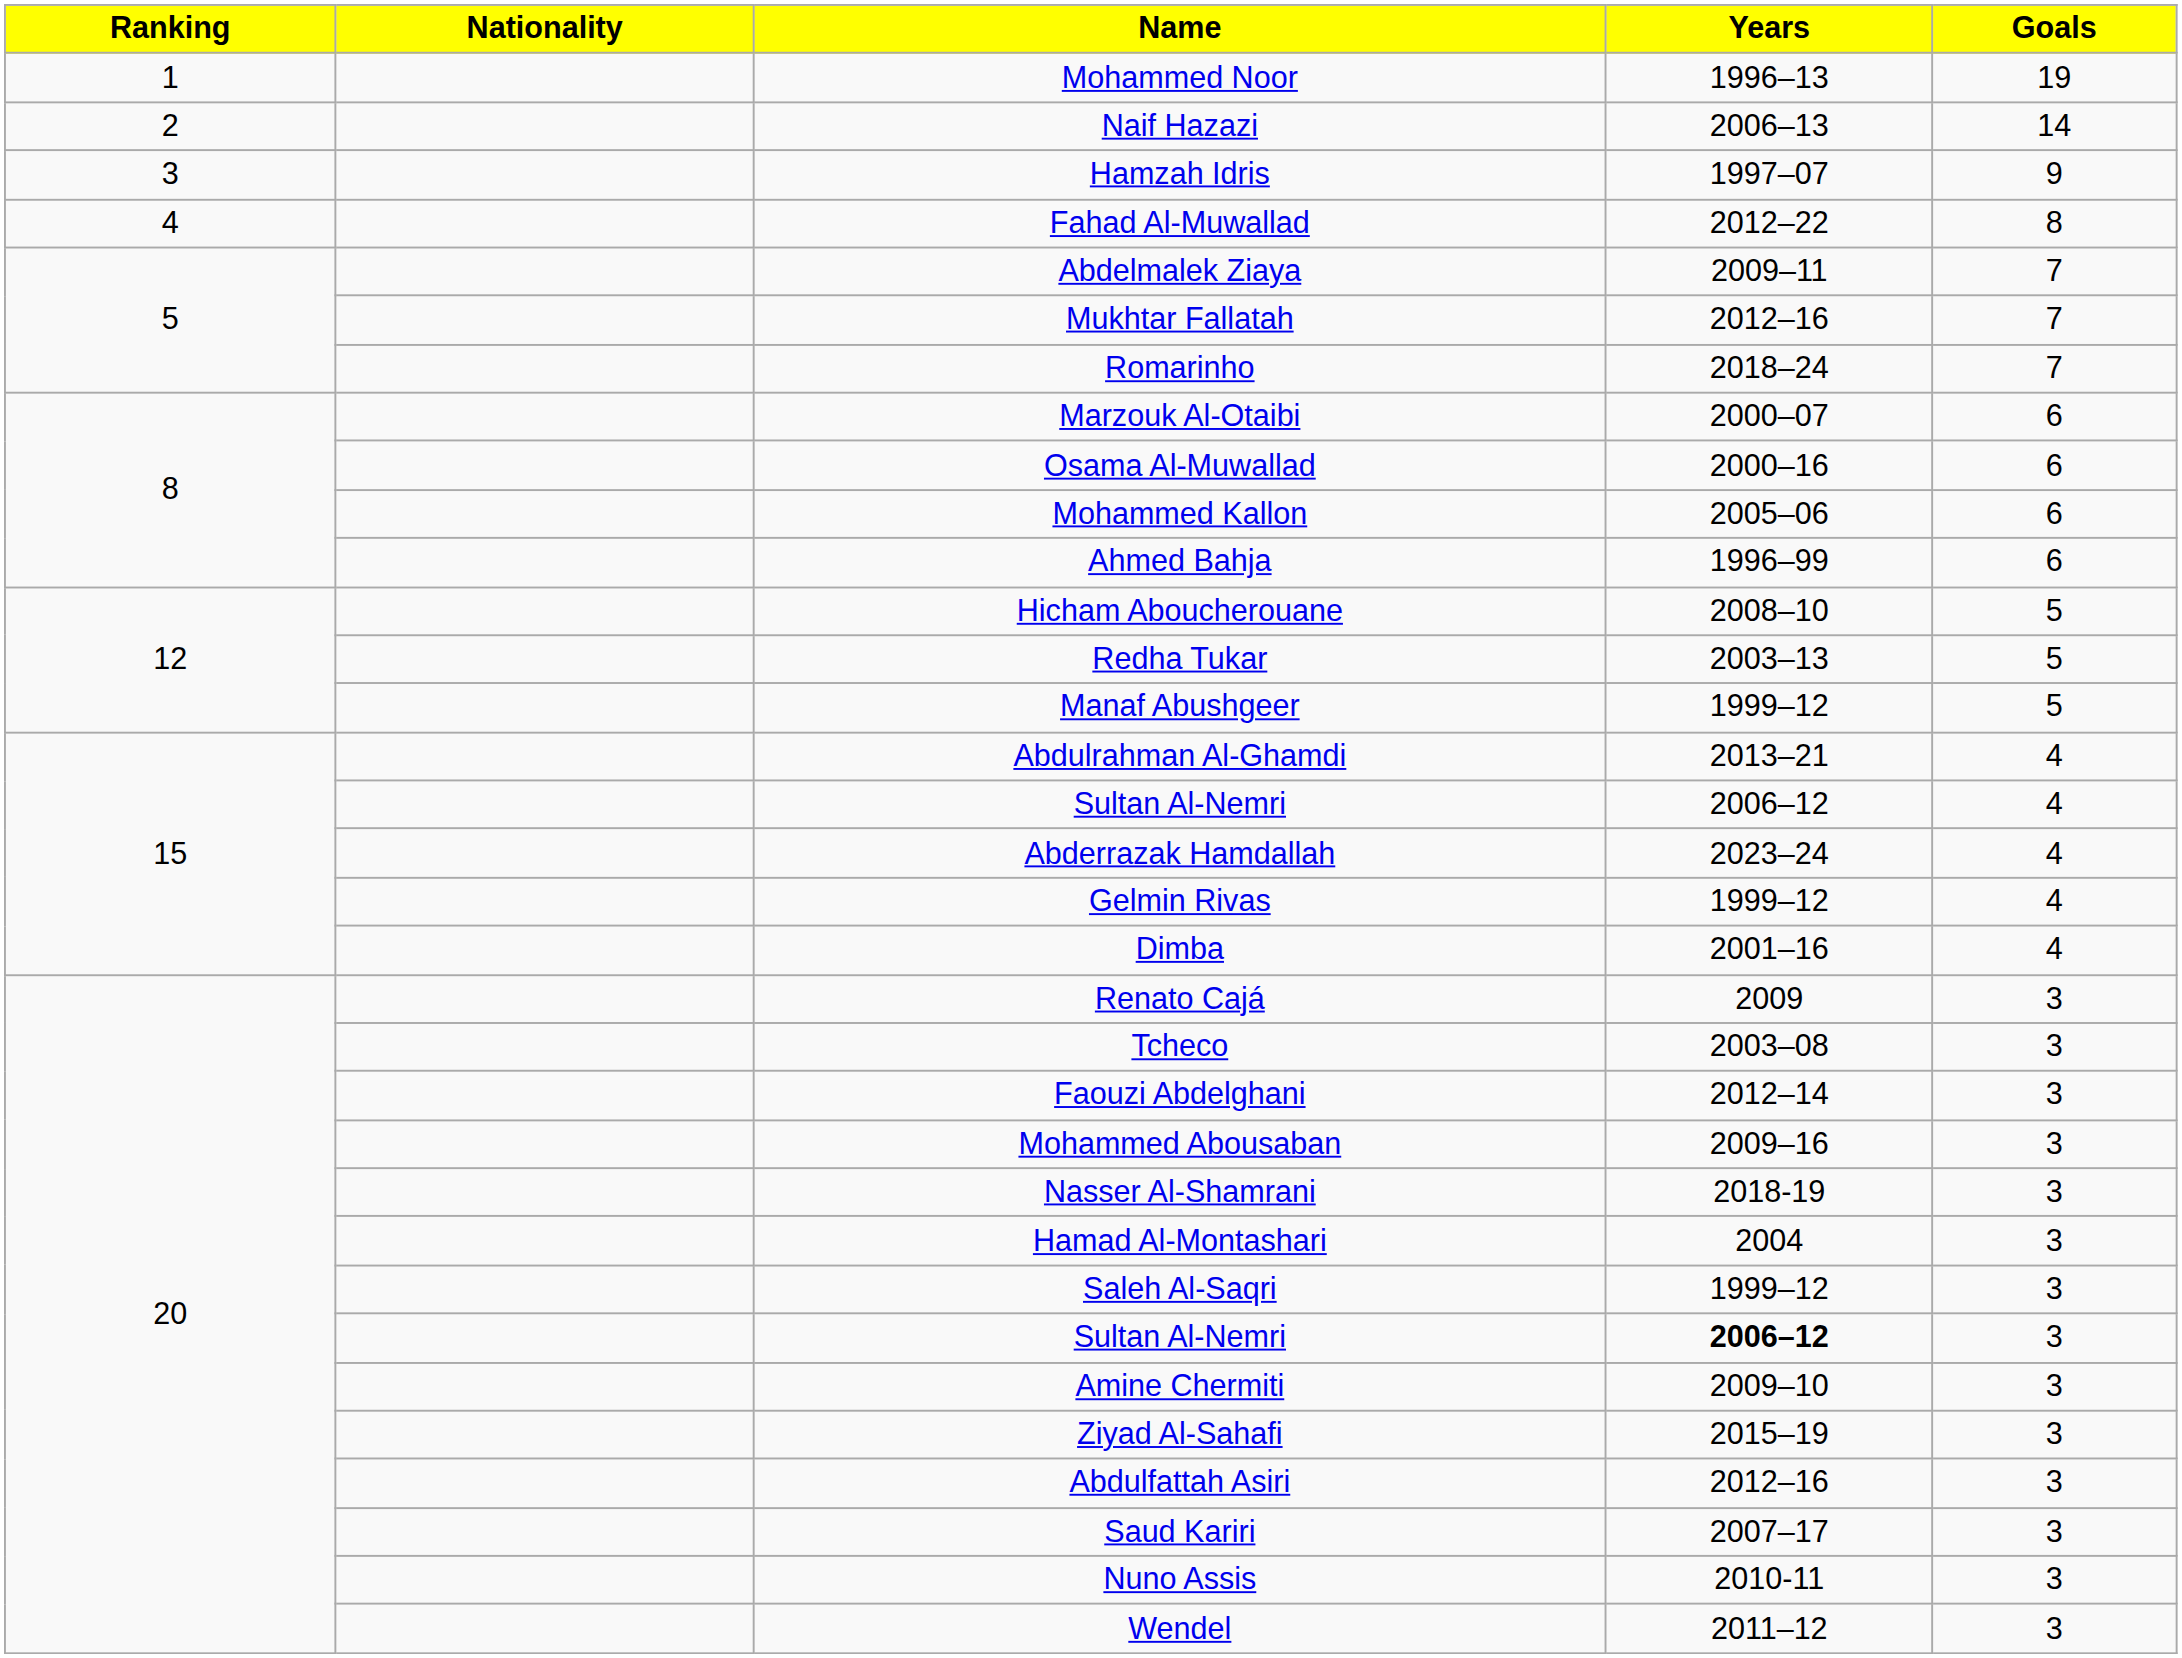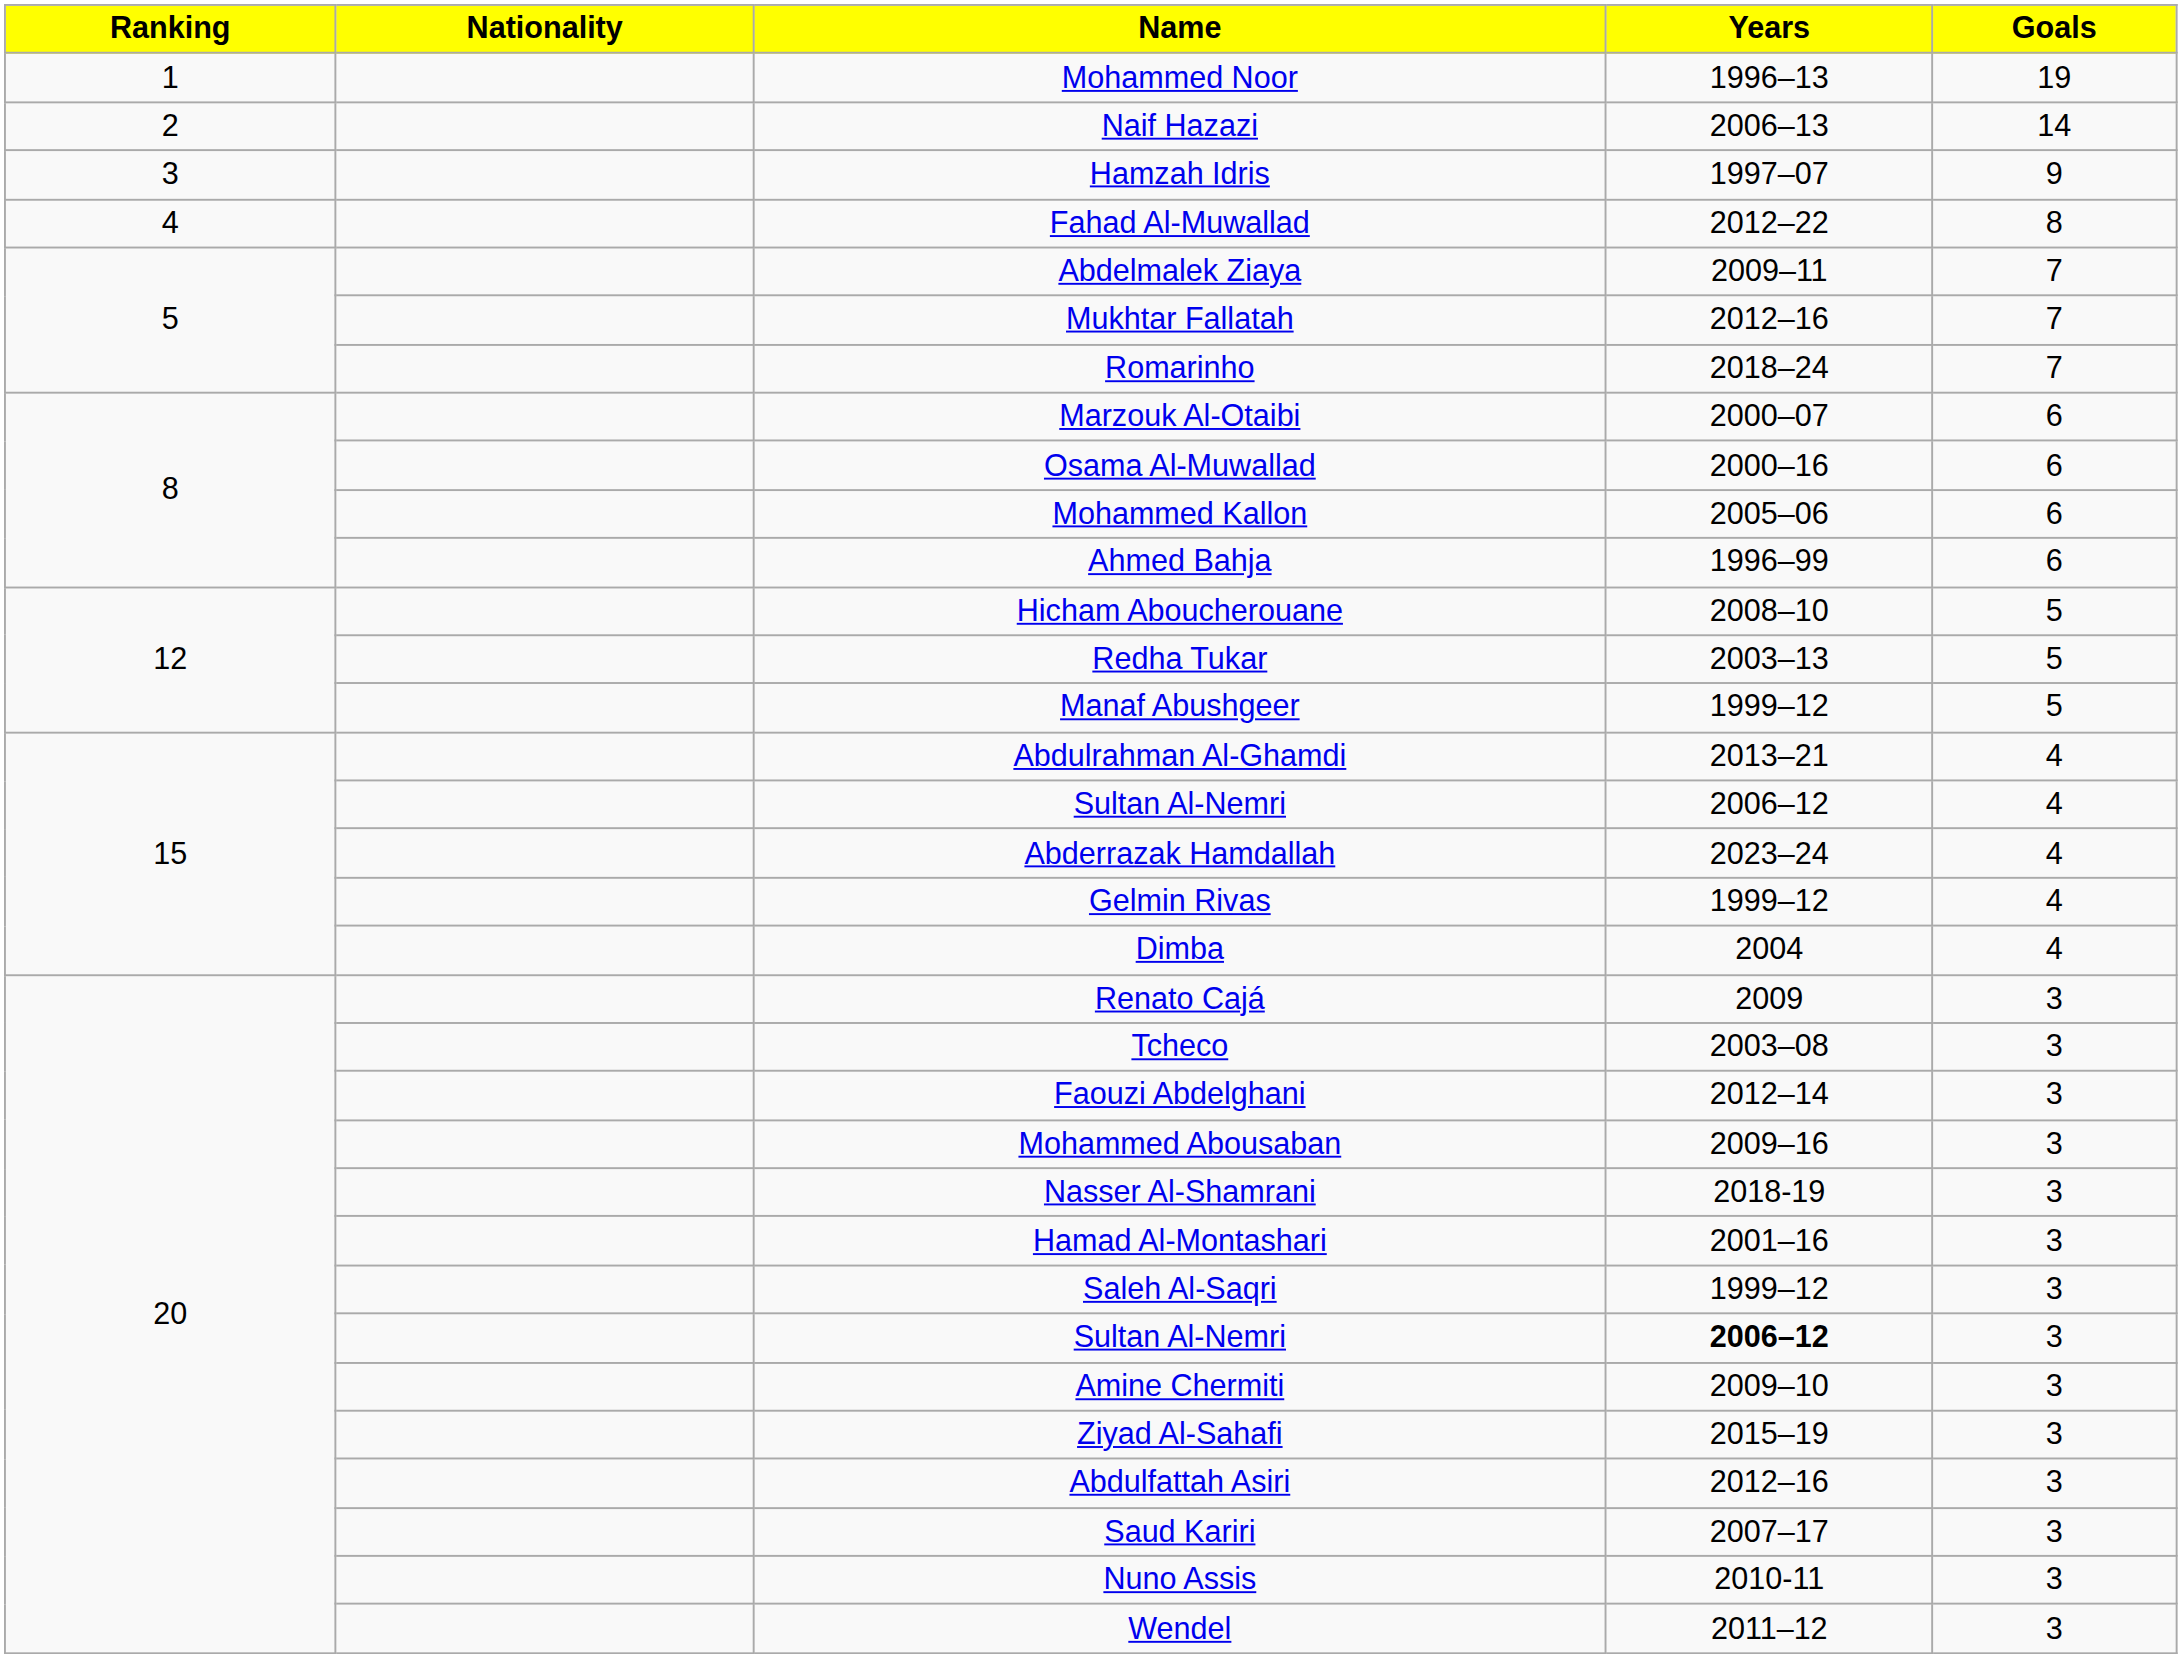(1769, 949) 2001–16 -> (1769, 949) 2004
(1769, 1240) 2004 -> (1769, 1240) 2001–16
